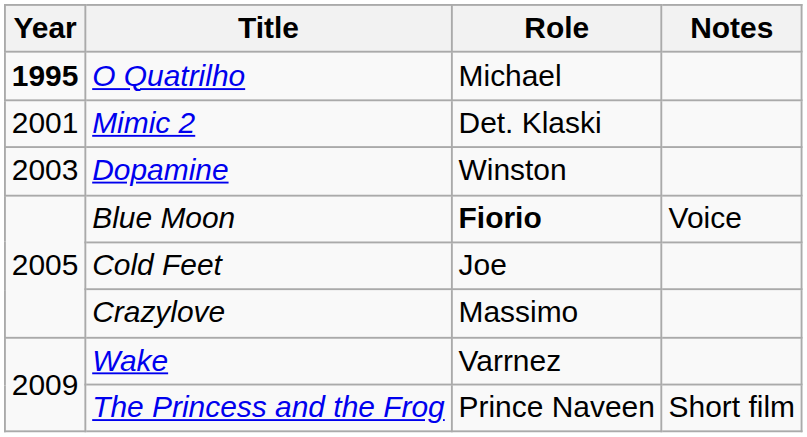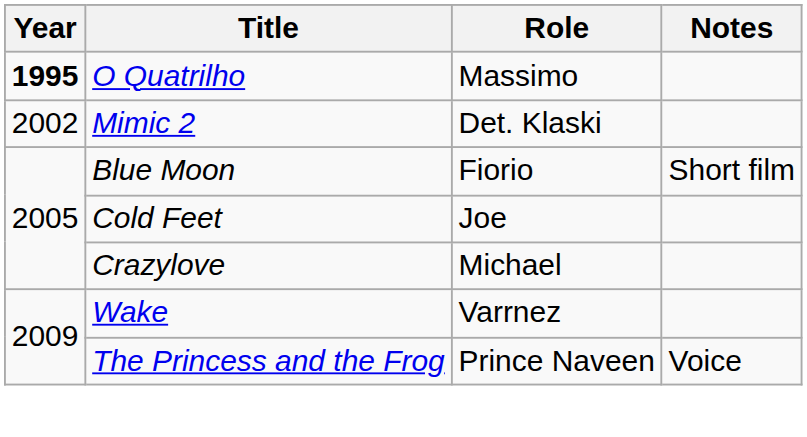(510, 75) Michael -> (518, 75) Massimo
(45, 123) 2001 -> (45, 123) 2002
- row: (160, 170)
(500, 218) bold -> (496, 170) normal
(705, 218) Voice -> (732, 170) Short film
(518, 312) Massimo -> (510, 265) Michael
(732, 407) Short film -> (705, 360) Voice
